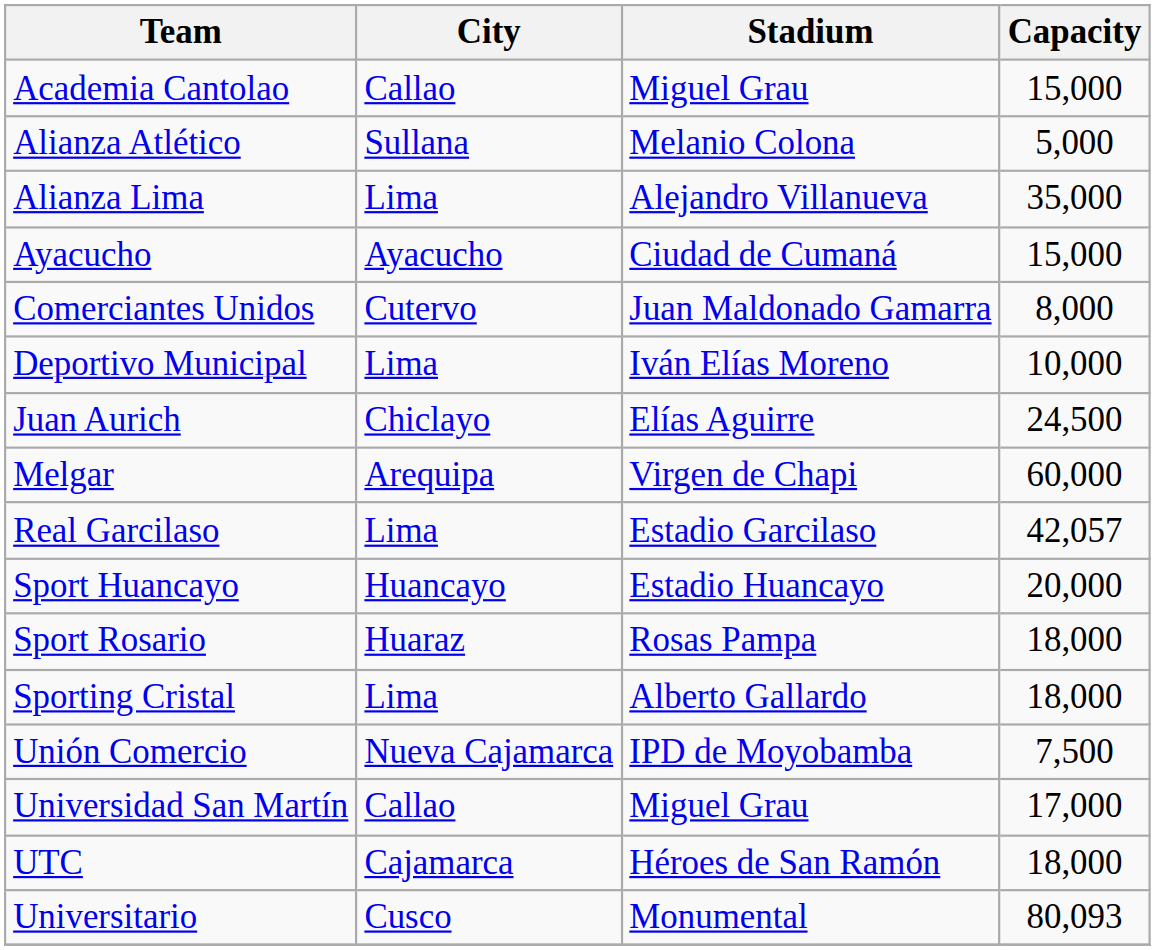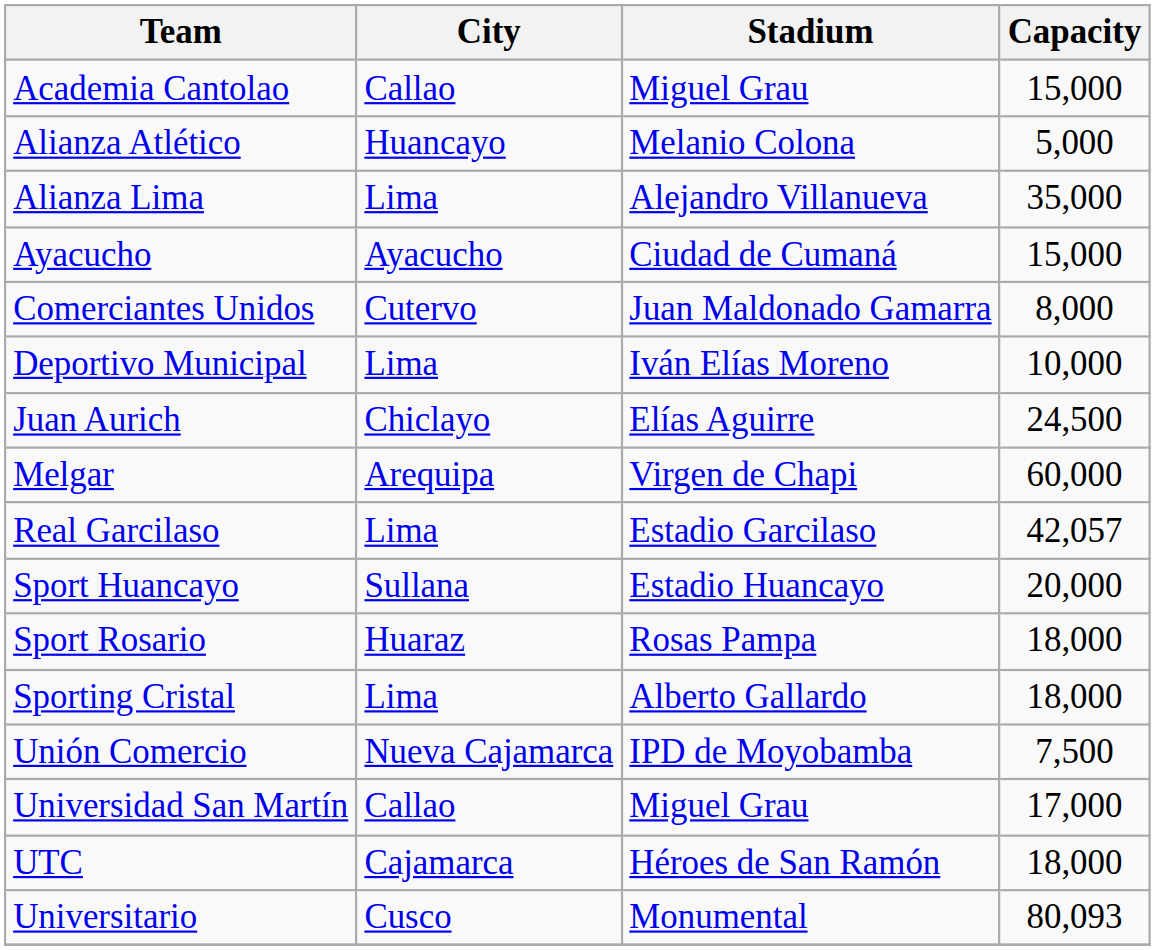(417, 142) Sullana -> (435, 142) Huancayo
(435, 585) Huancayo -> (417, 585) Sullana
